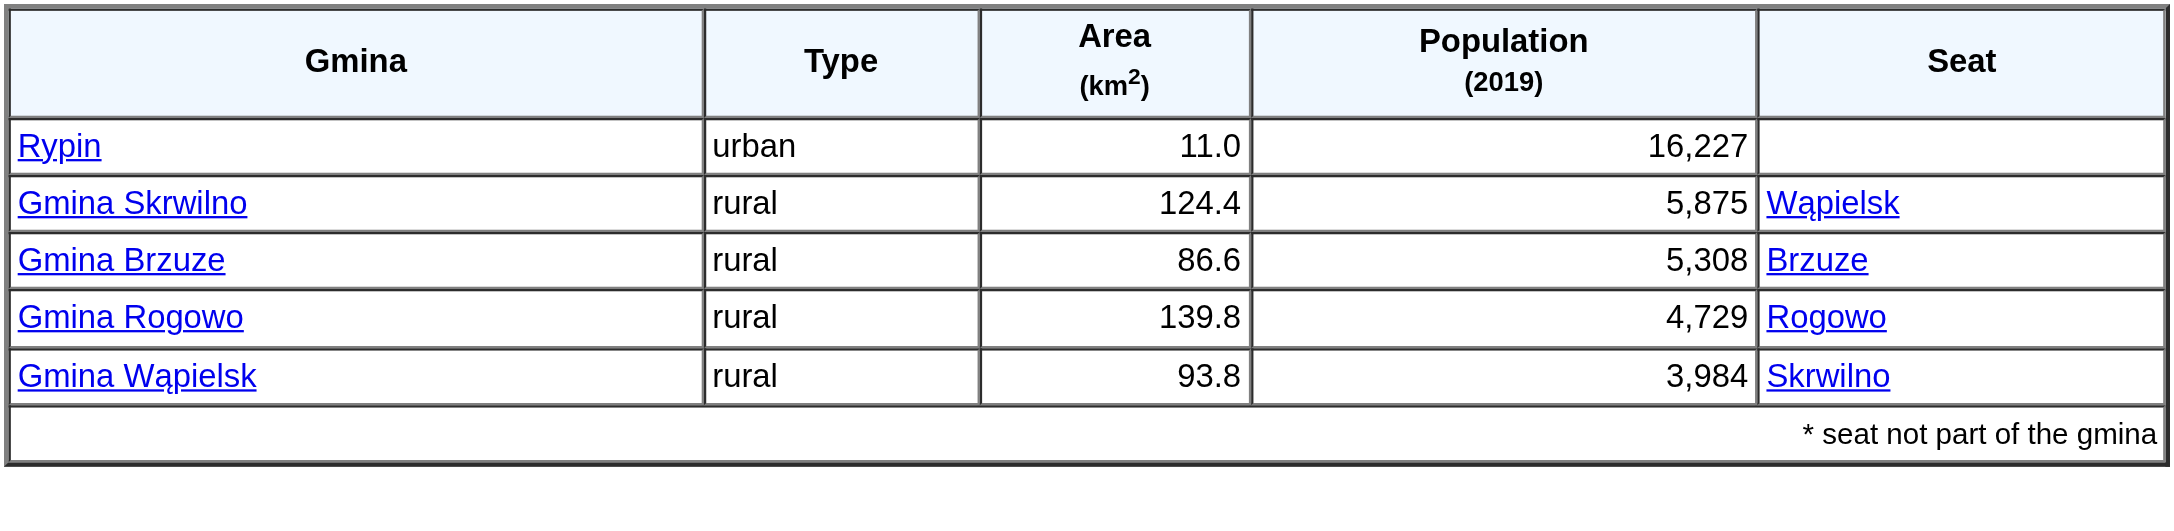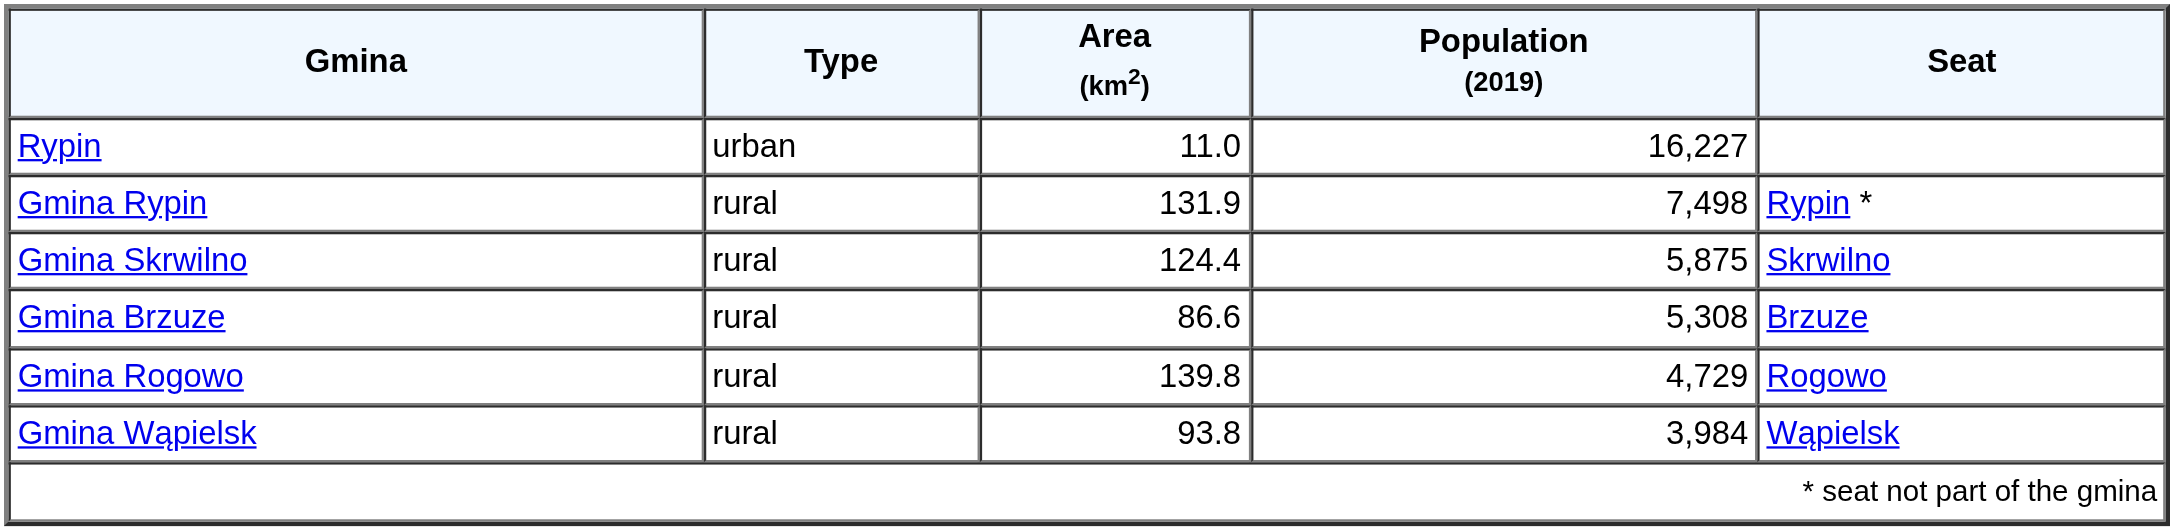+ row: (113, 202)
(1833, 202) Wąpielsk -> (1828, 260) Skrwilno
(1828, 375) Skrwilno -> (1833, 433) Wąpielsk
